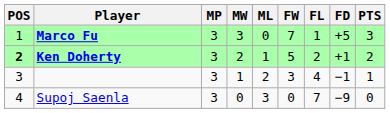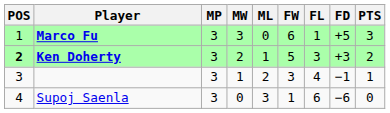(291, 36) 7 -> (291, 36) 6
(317, 56) 2 -> (317, 56) 3
(342, 56) +1 -> (342, 56) +3
(291, 98) 0 -> (291, 98) 1
(317, 98) 7 -> (317, 98) 6
(342, 98) −9 -> (342, 98) −6
